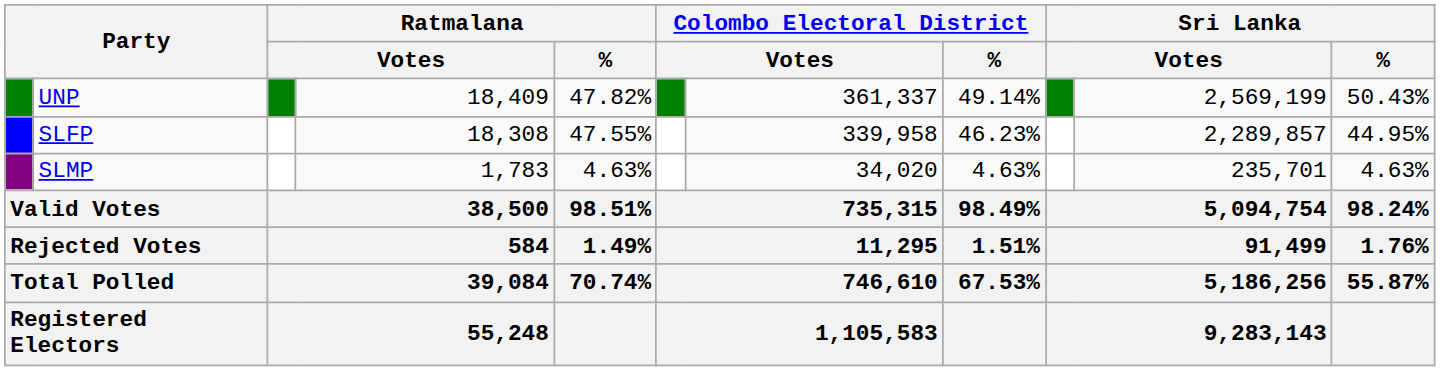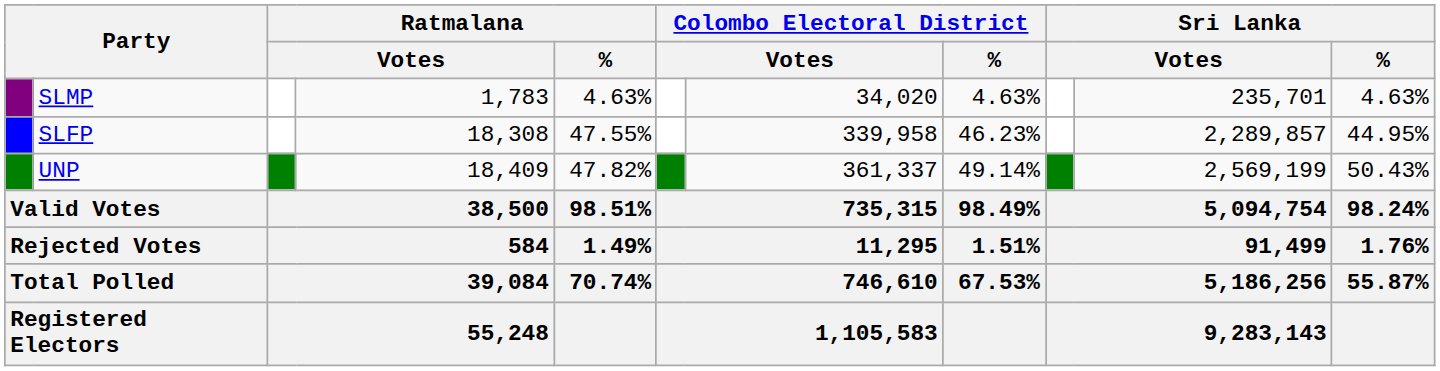rows swapped: (59, 98) <-> (66, 172)
